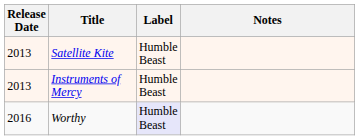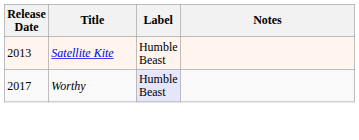- row: (86, 85)
(19, 118) 2016 -> (19, 85) 2017
